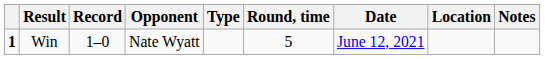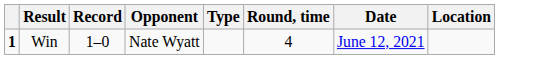- column: (517, 16)
(288, 41) 5 -> (288, 41) 4
